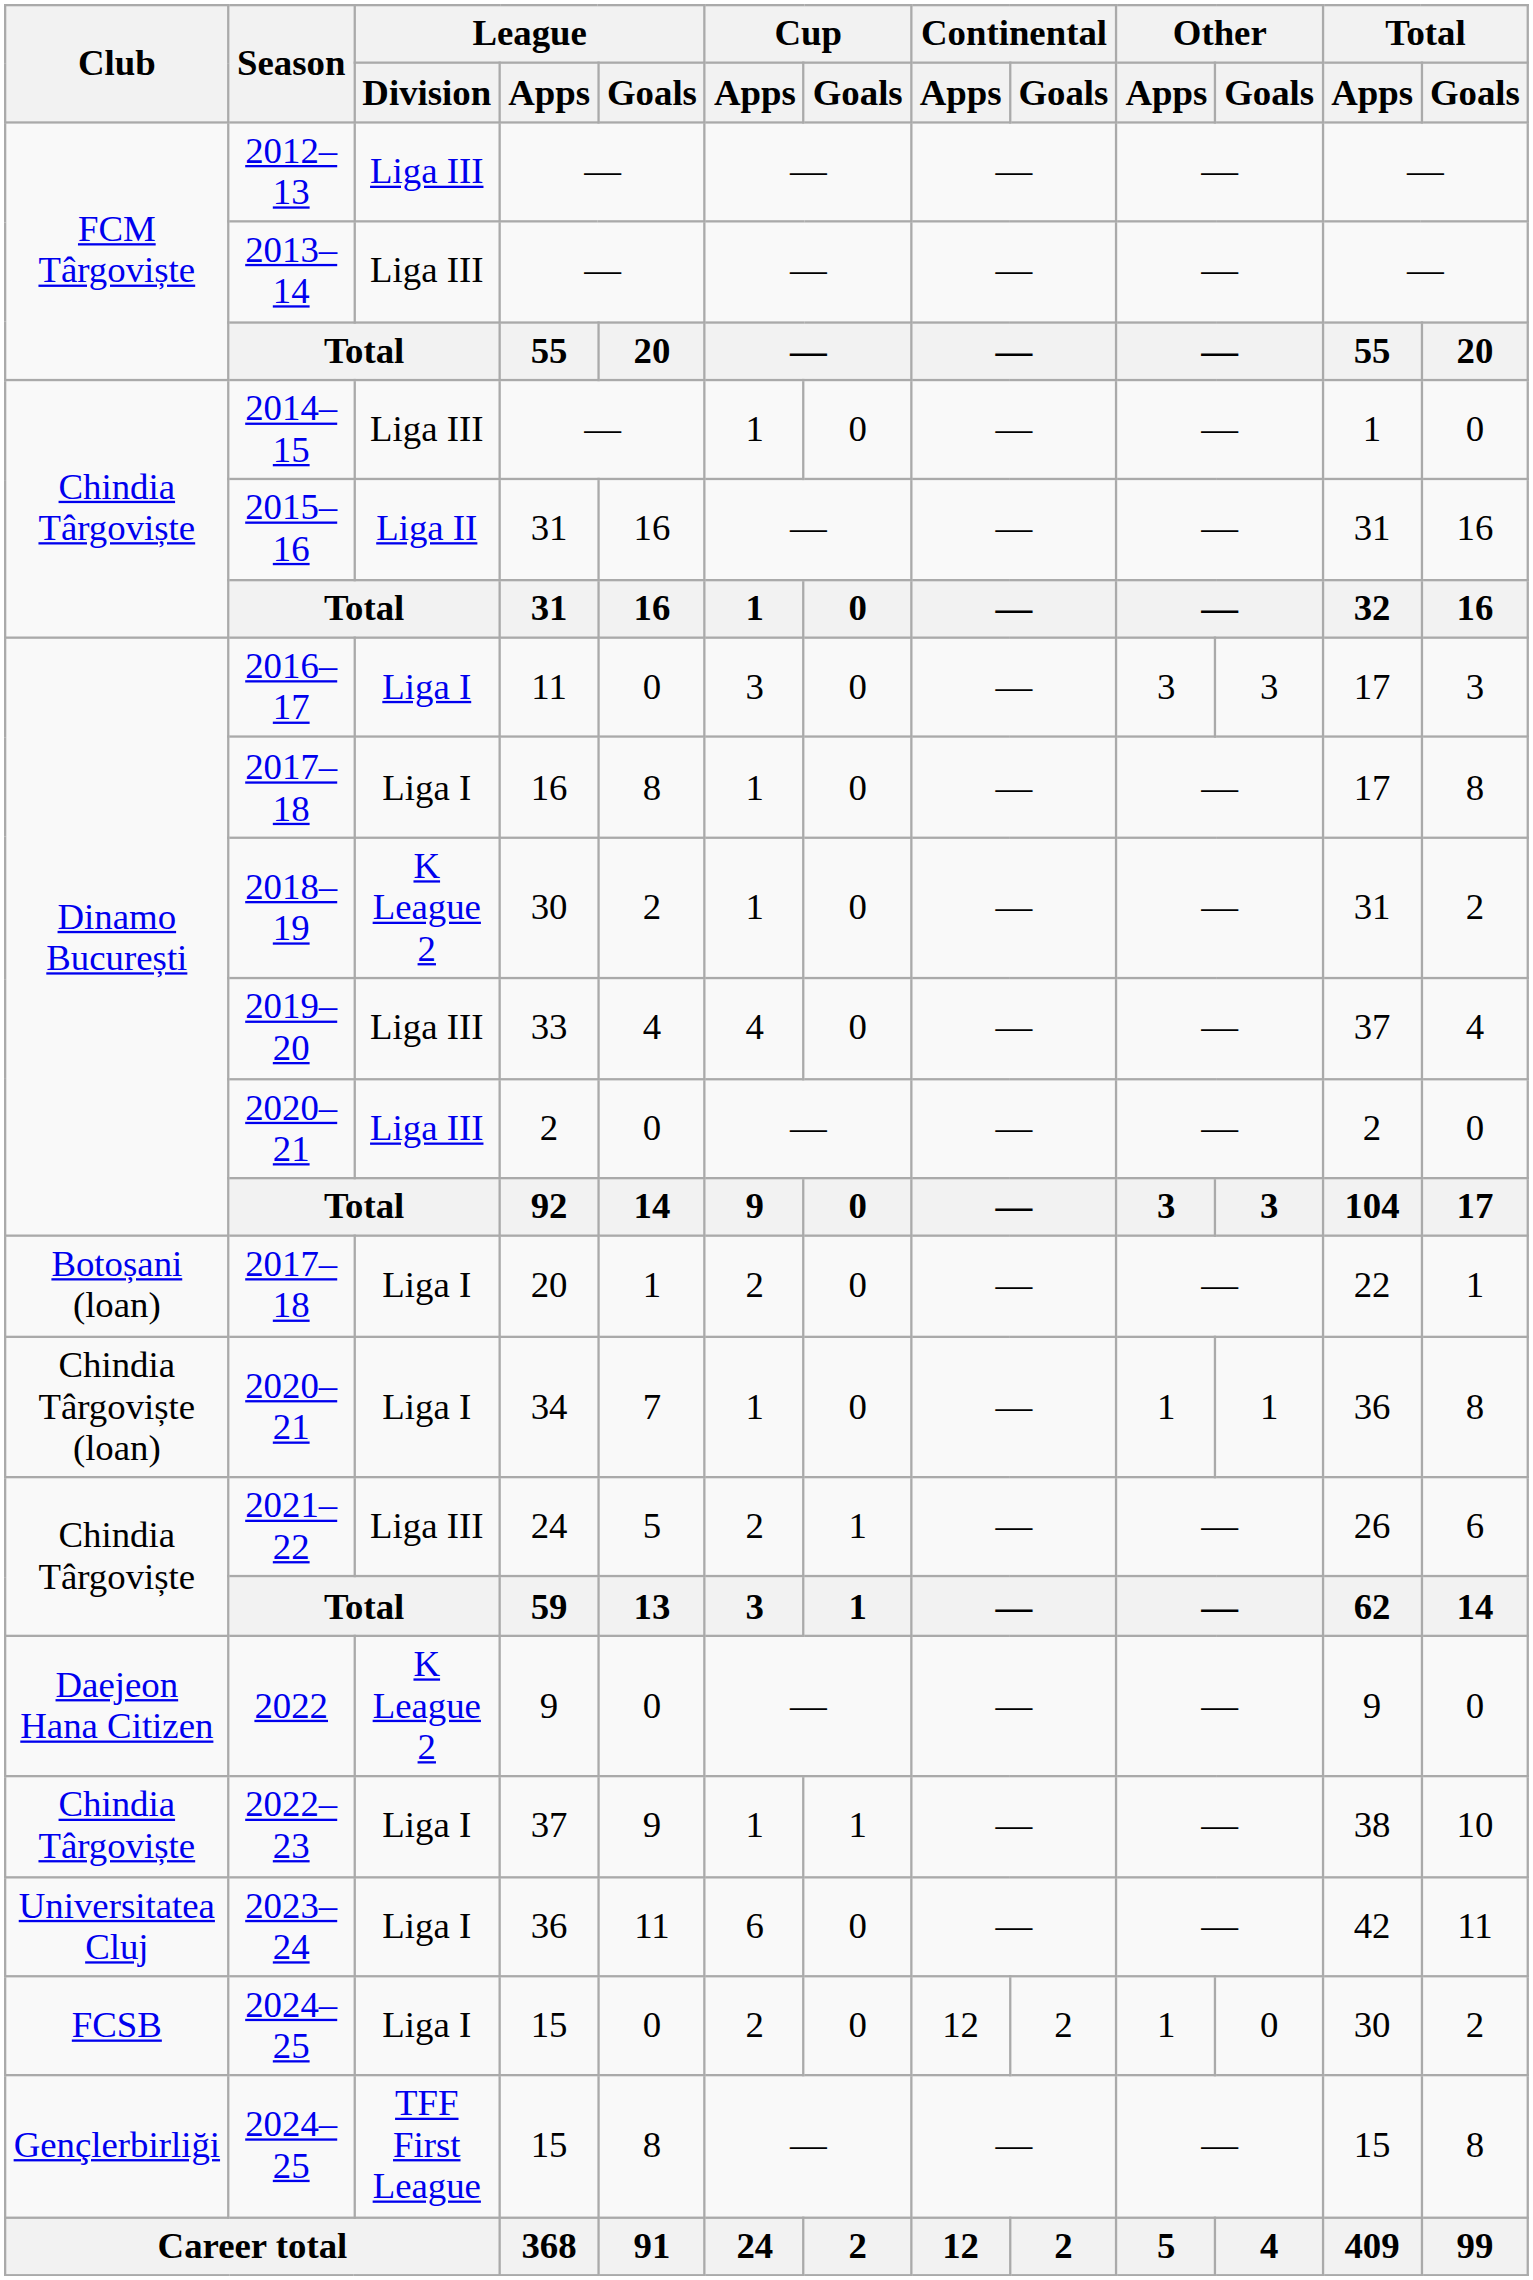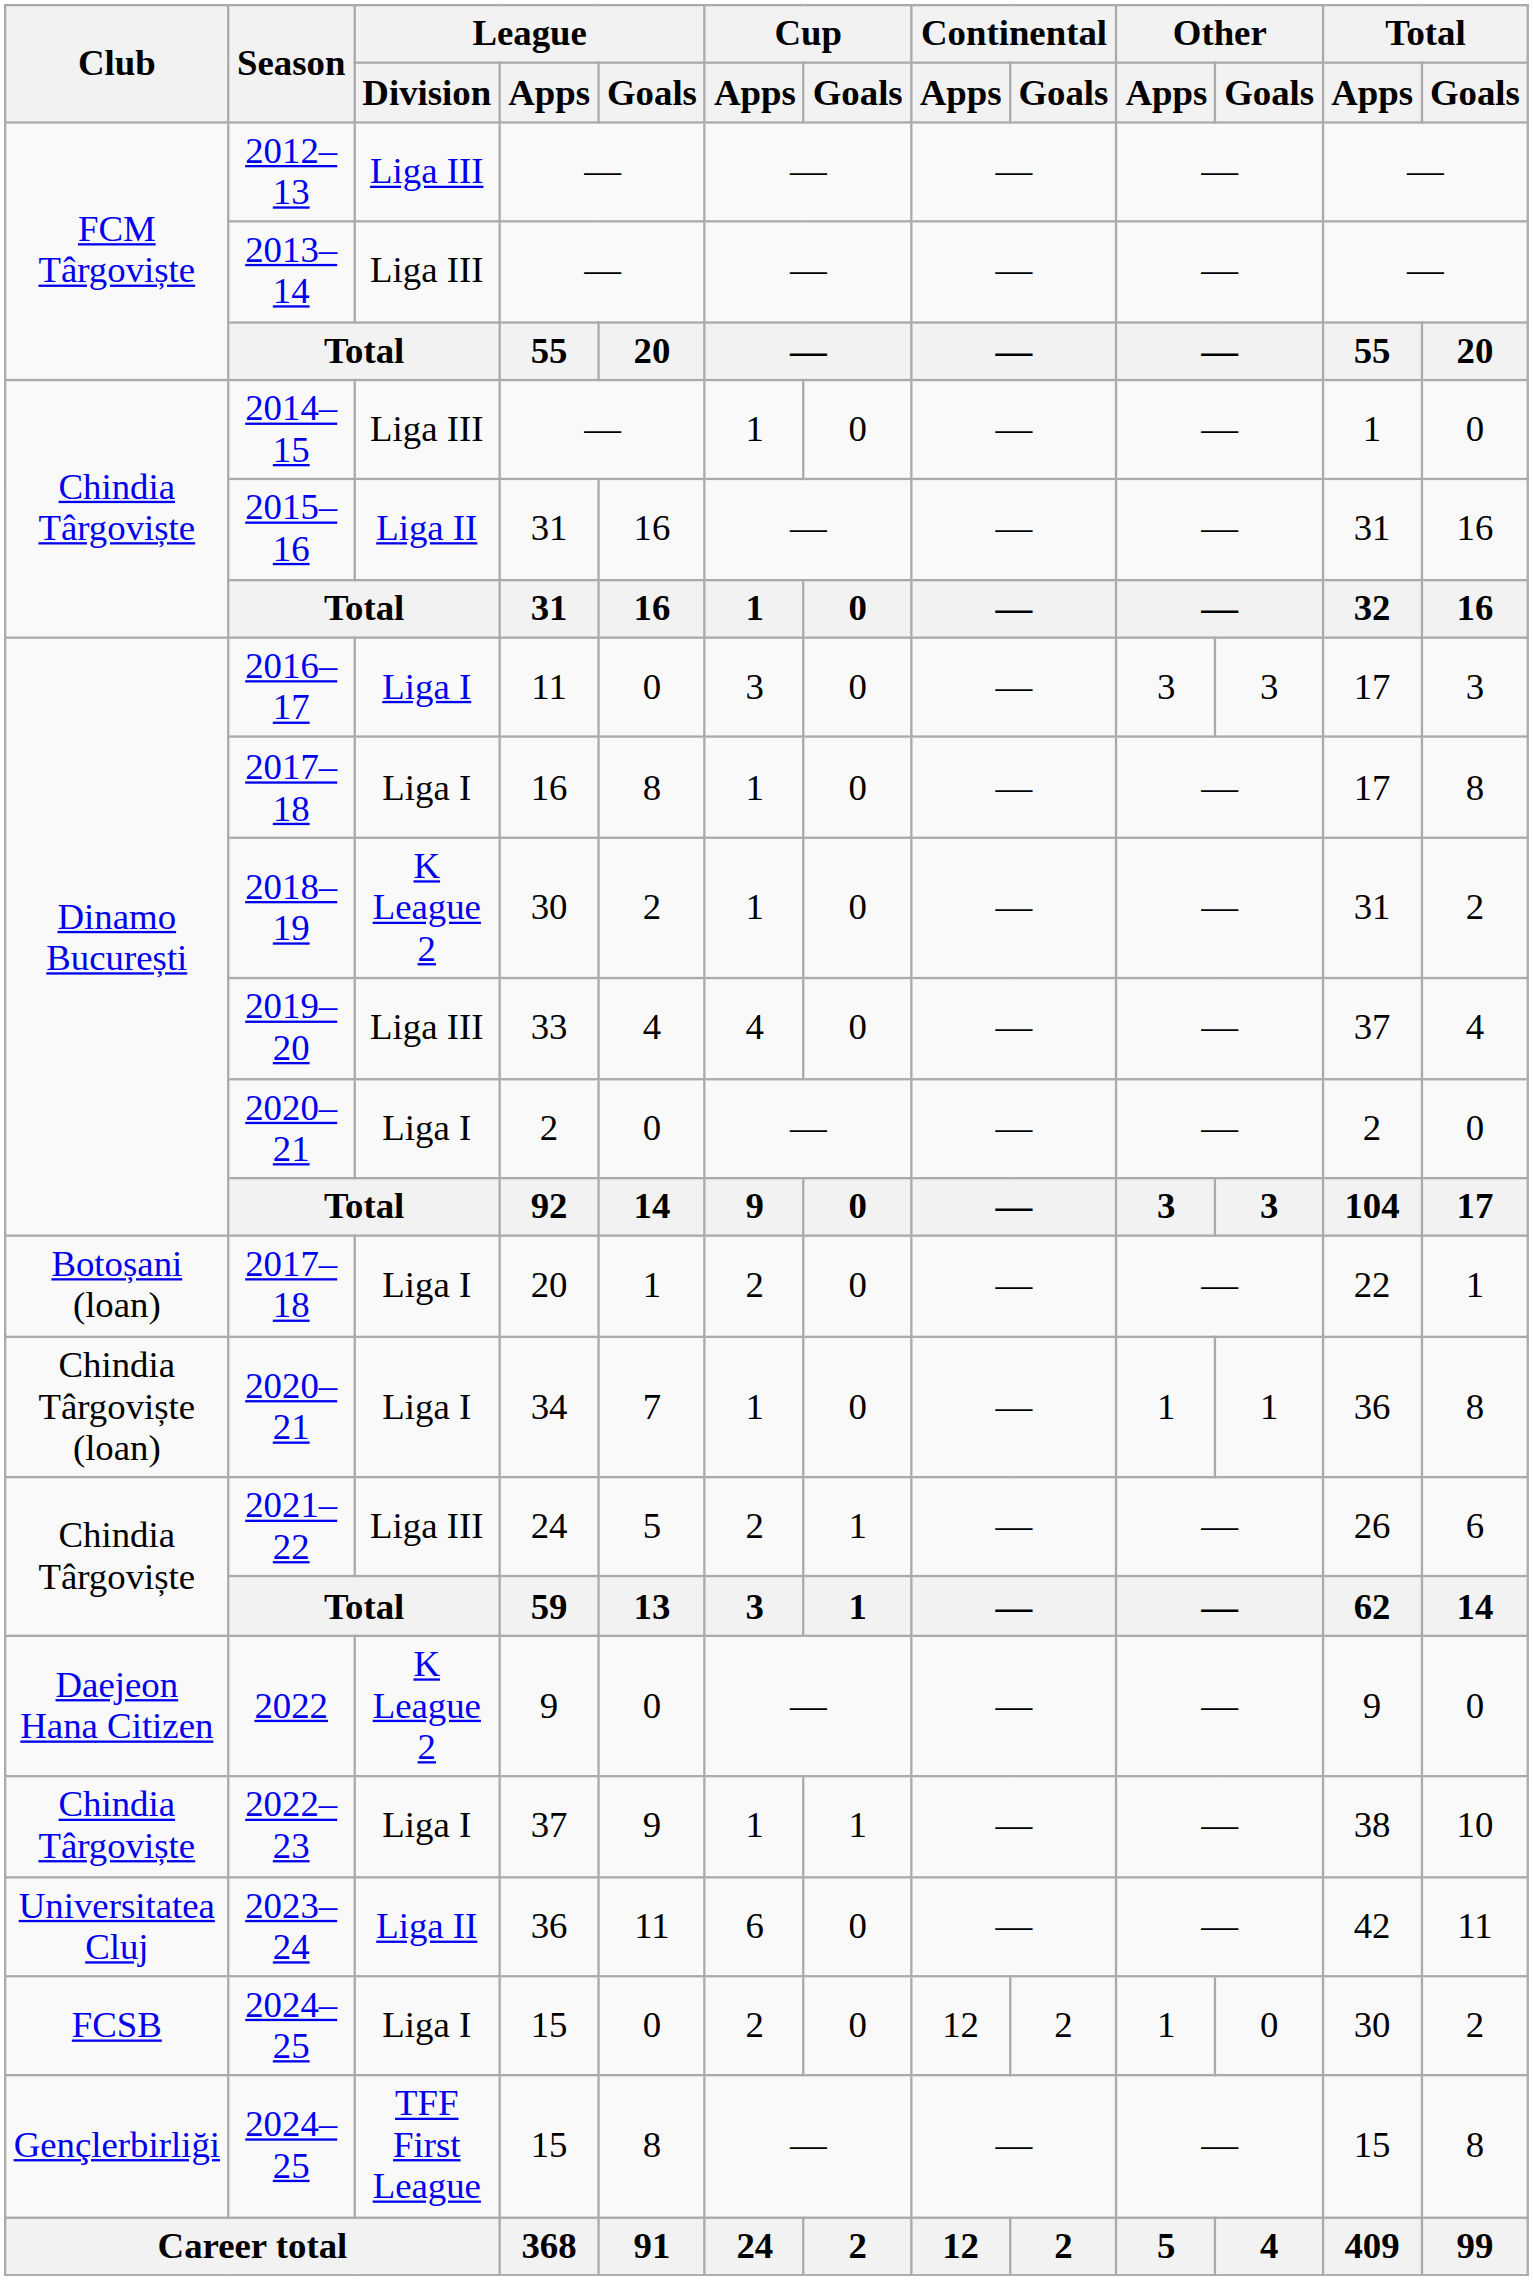(427, 1127) Liga III -> (427, 1127) Liga I
(427, 1925) Liga I -> (427, 1925) Liga II
